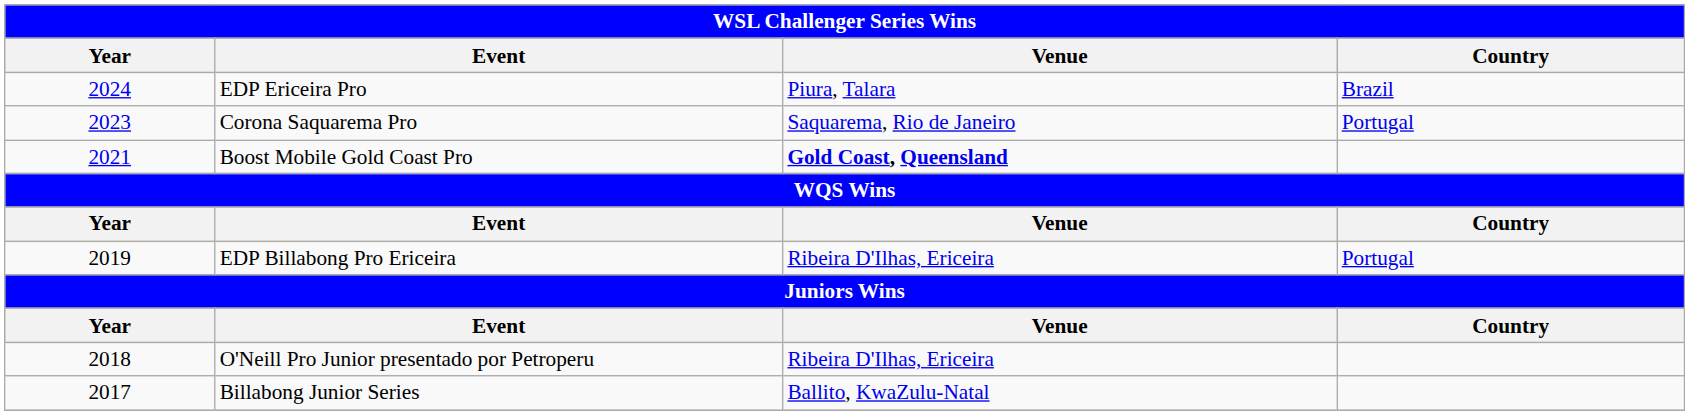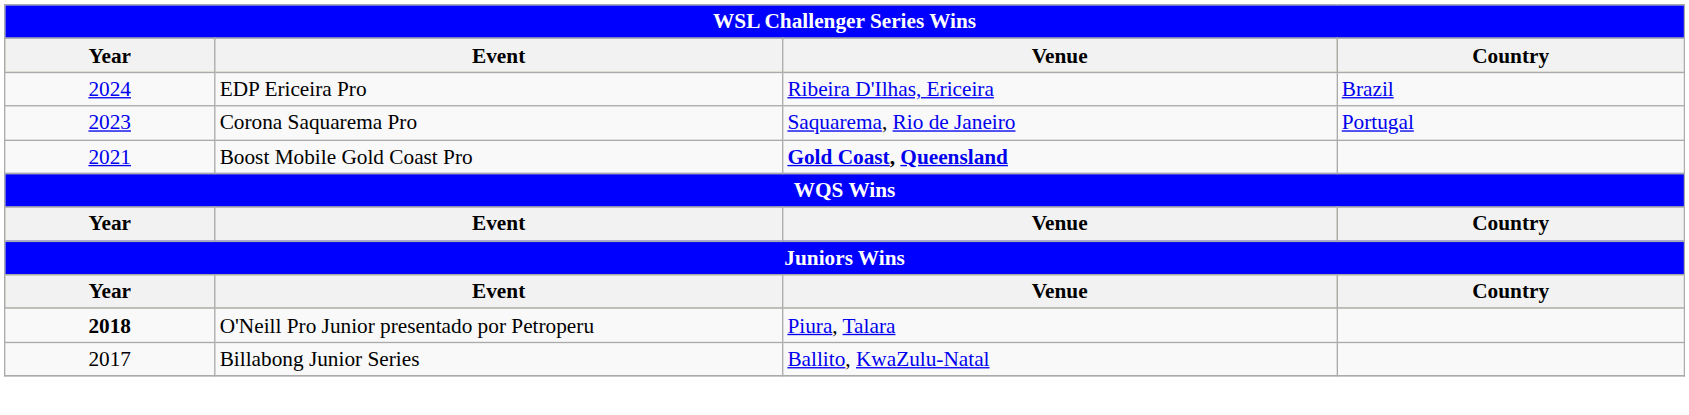(841, 88) Piura, Talara -> (891, 88) Ribeira D'Ilhas, Ericeira
- row: (338, 257)
(110, 358) normal -> (110, 325) bold
(891, 358) Ribeira D'Ilhas, Ericeira -> (841, 325) Piura, Talara
